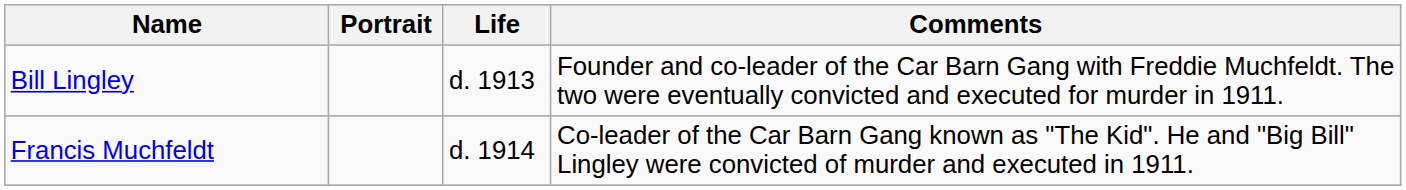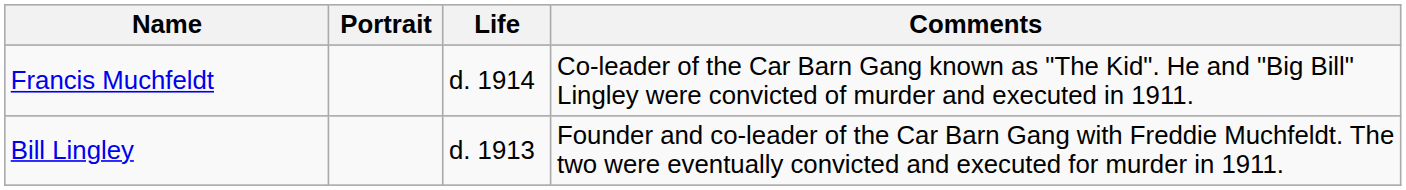rows swapped: (72, 80) <-> (112, 150)
